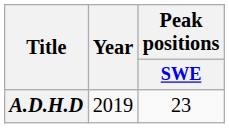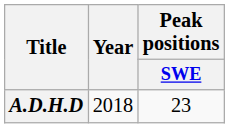(113, 105) 2019 -> (113, 105) 2018
